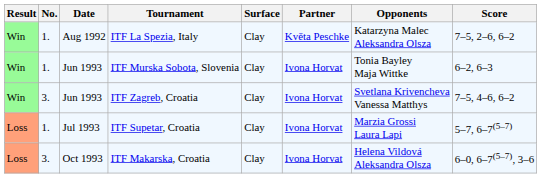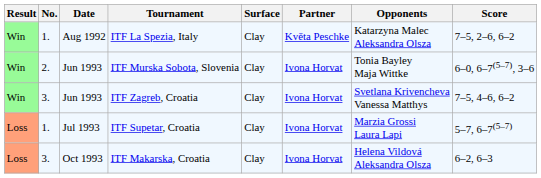(46, 66) 1. -> (46, 66) 2.
(474, 66) 6–2, 6–3 -> (494, 66) 6–0, 6–7(5–7), 3–6
(494, 157) 6–0, 6–7(5–7), 3–6 -> (474, 157) 6–2, 6–3
